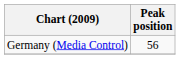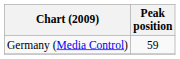(153, 44) 56 -> (153, 44) 59
